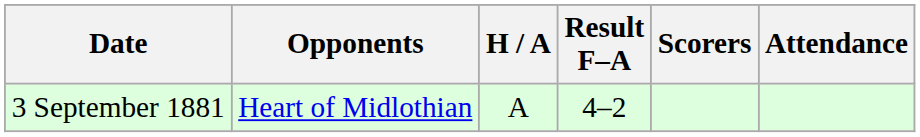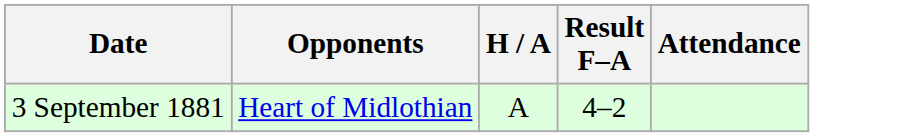- column: (705, 44)
